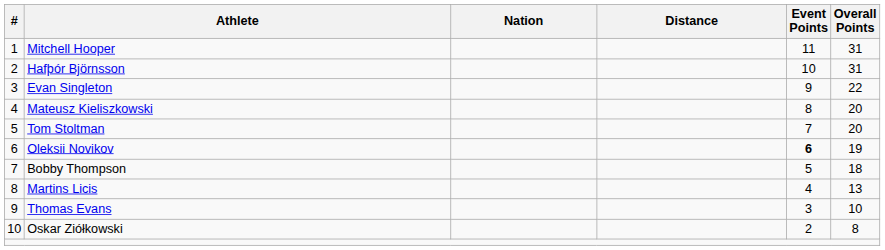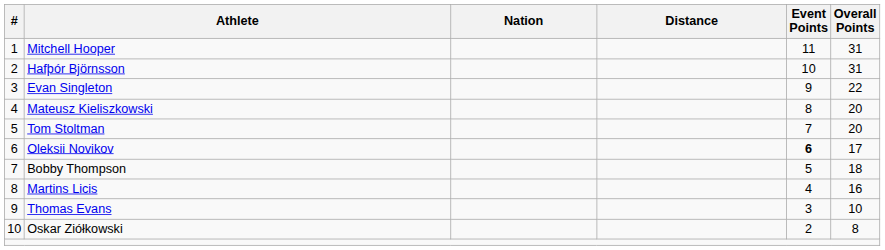(855, 149) 19 -> (855, 149) 17
(855, 189) 13 -> (855, 189) 16
